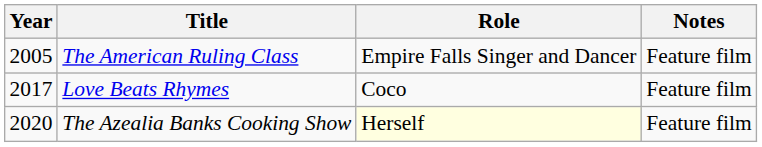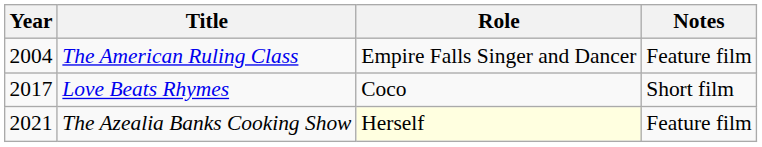(31, 55) 2005 -> (31, 55) 2004
(699, 89) Feature film -> (690, 89) Short film
(31, 123) 2020 -> (31, 123) 2021
